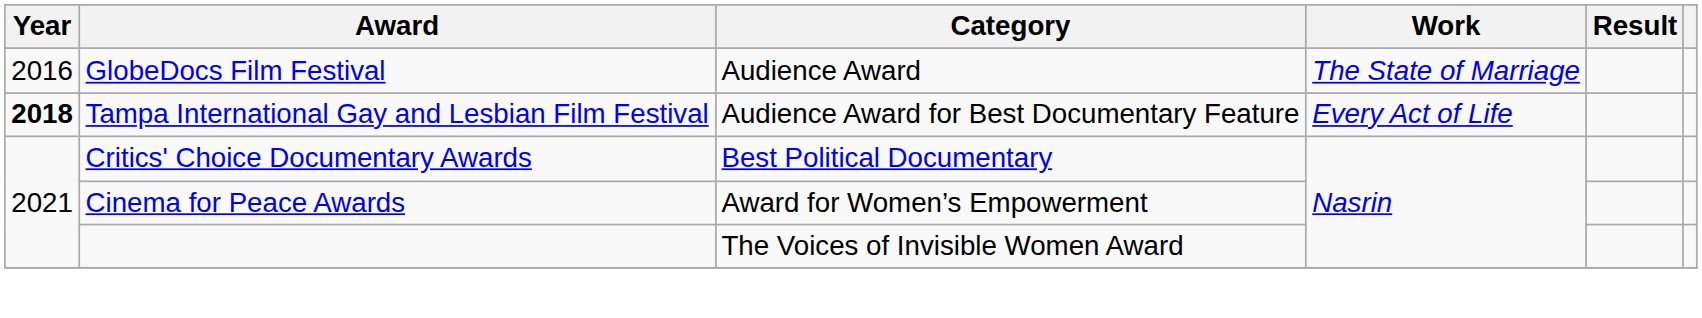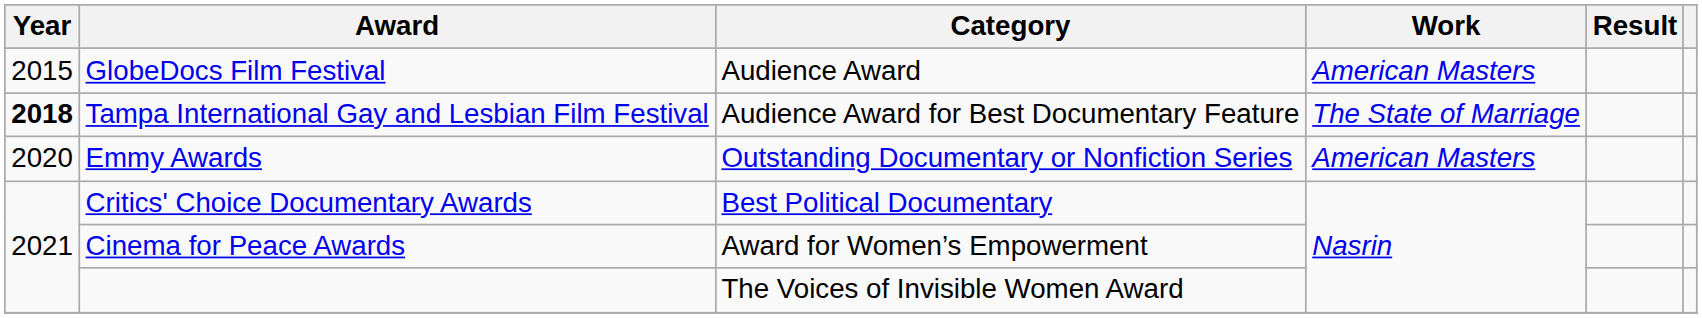(42, 70) 2016 -> (42, 70) 2015
(1446, 70) The State of Marriage -> (1424, 70) American Masters
(1412, 114) Every Act of Life -> (1446, 114) The State of Marriage
+ row: (174, 158)
